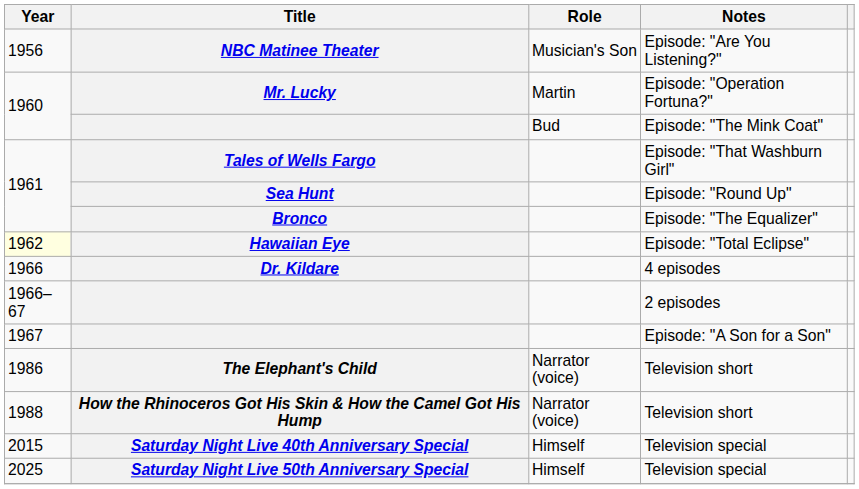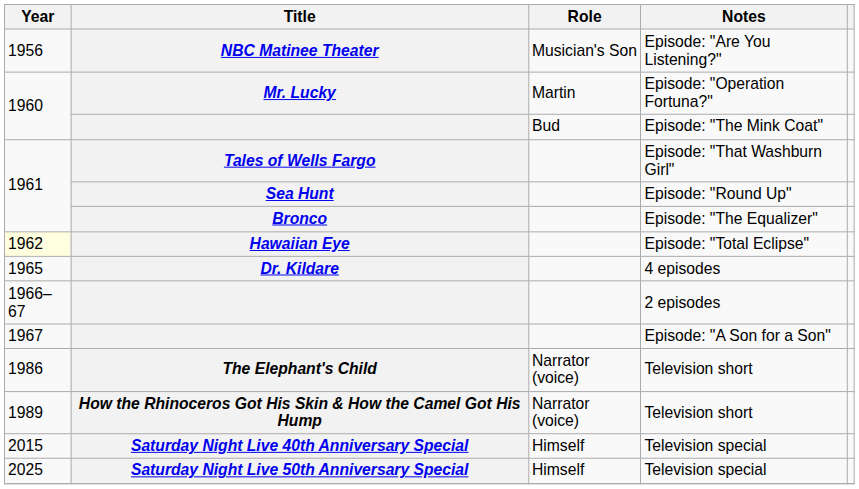(26, 268) 1966 -> (26, 268) 1965
(26, 412) 1988 -> (26, 412) 1989
